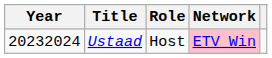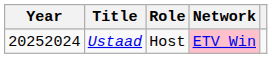(44, 41) 20232024 -> (44, 41) 20252024
